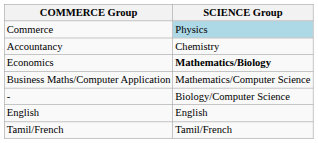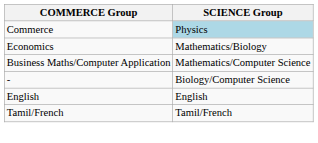- row: (35, 46)
(223, 63) bold -> (221, 46) normal
